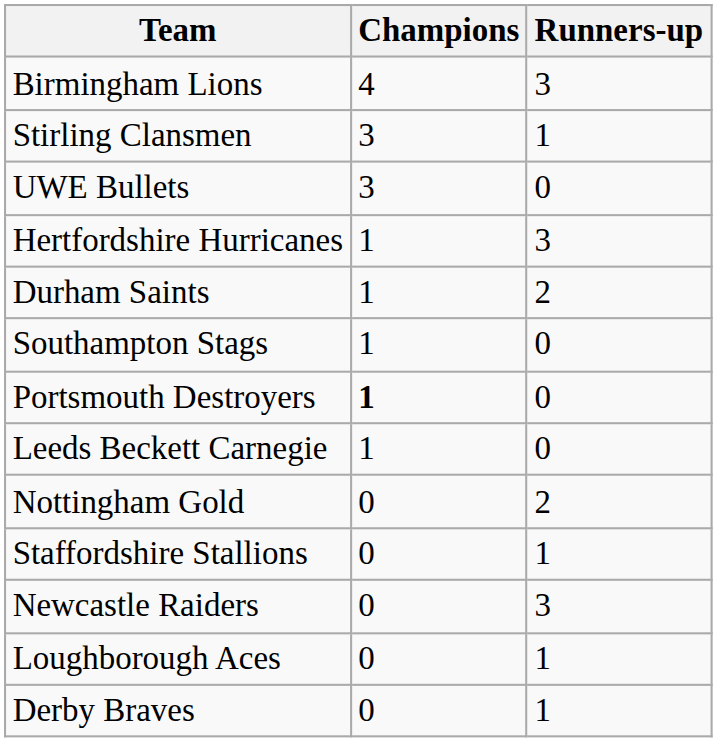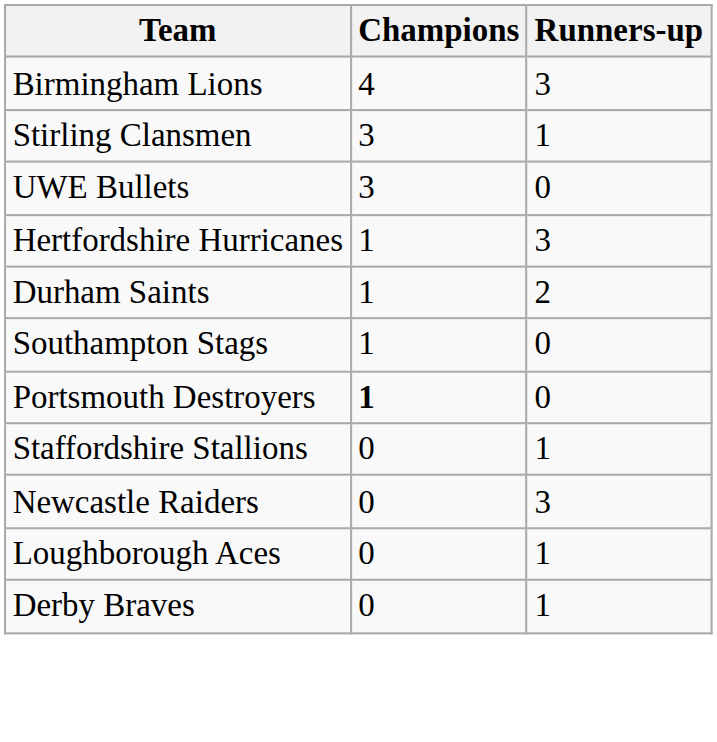- row: (170, 448)
- row: (128, 501)
